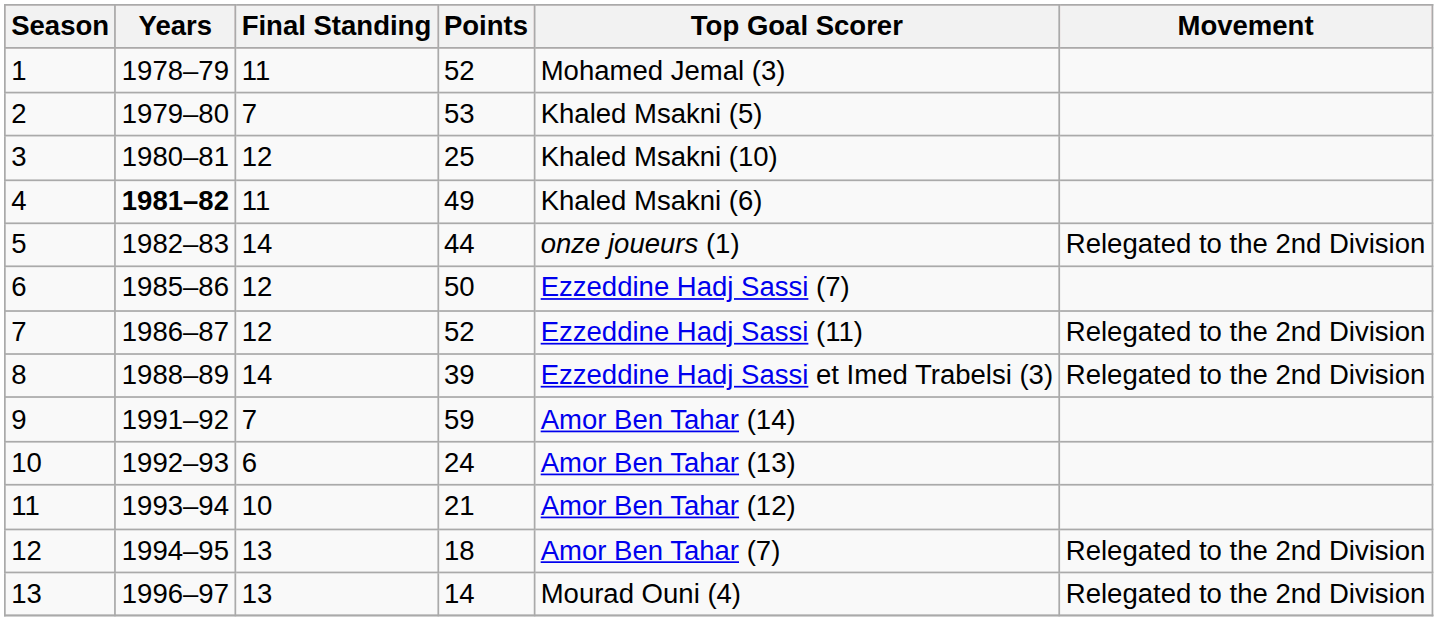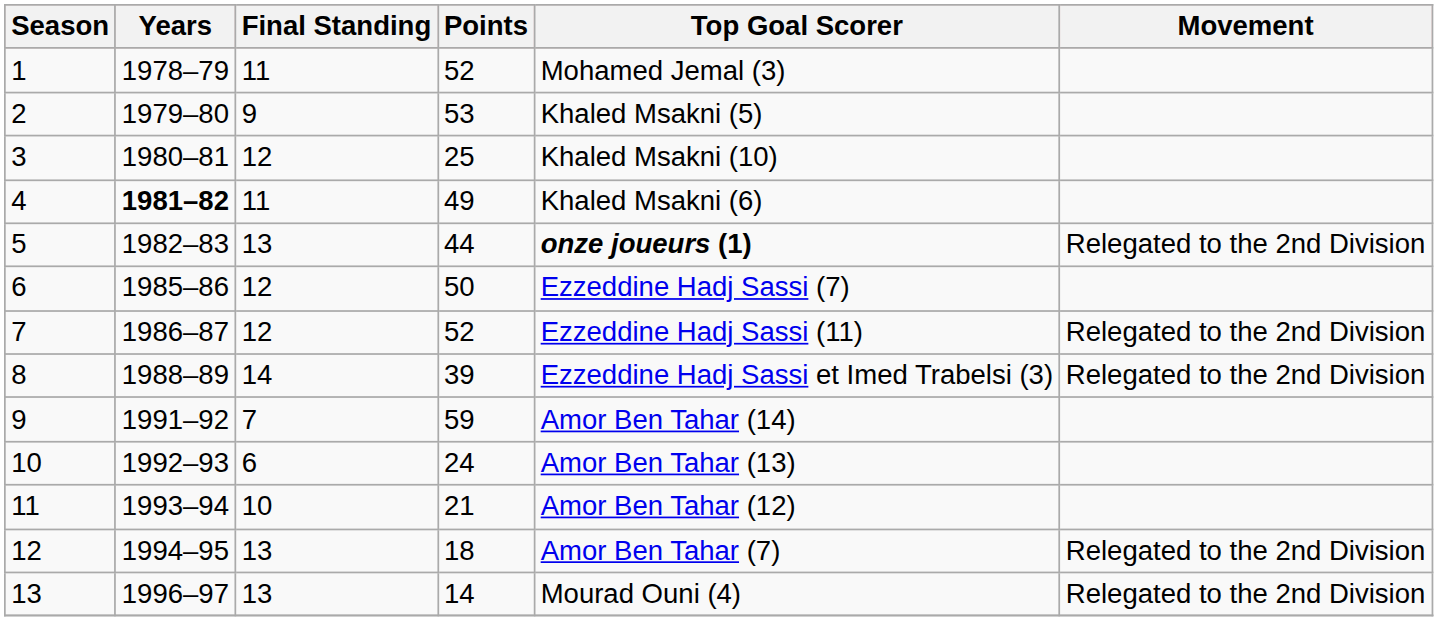(249, 113) 7 -> (249, 113) 9
(257, 244) 14 -> (257, 244) 13
(640, 244) normal -> (646, 244) bold
